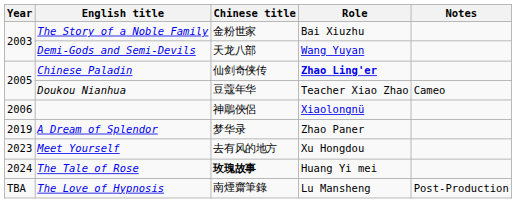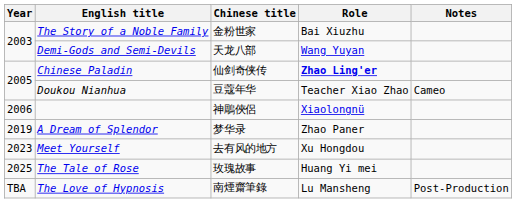(20, 169) 2024 -> (20, 169) 2025
(235, 168) bold -> (235, 168) normal
